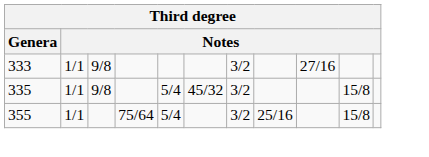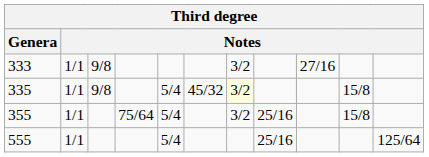(240, 90) no background -> (240, 90) lightyellow background
+ row: (20, 139)
